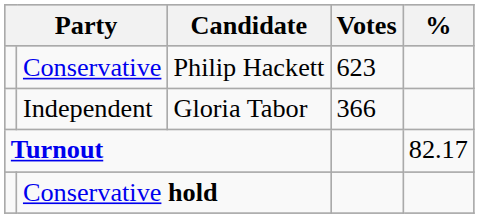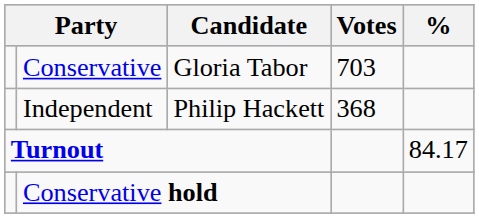(249, 66) Philip Hackett -> (240, 66) Gloria Tabor
(356, 66) 623 -> (356, 66) 703
(240, 108) Gloria Tabor -> (249, 108) Philip Hackett
(356, 108) 366 -> (356, 108) 368
(438, 150) 82.17 -> (438, 150) 84.17
